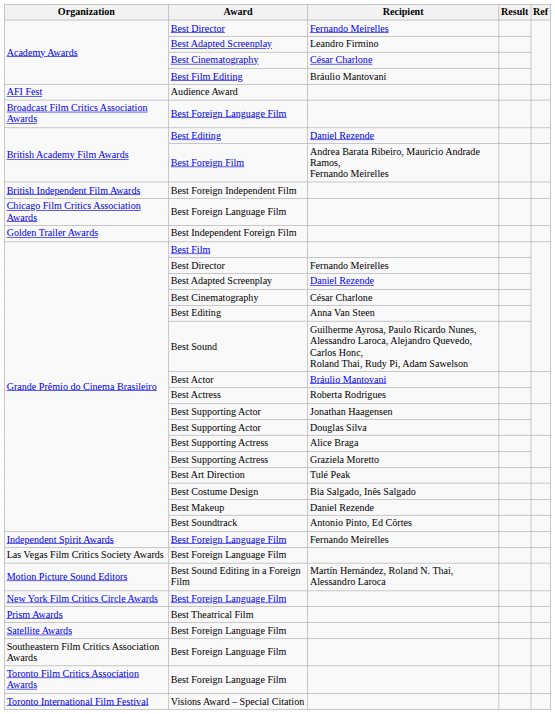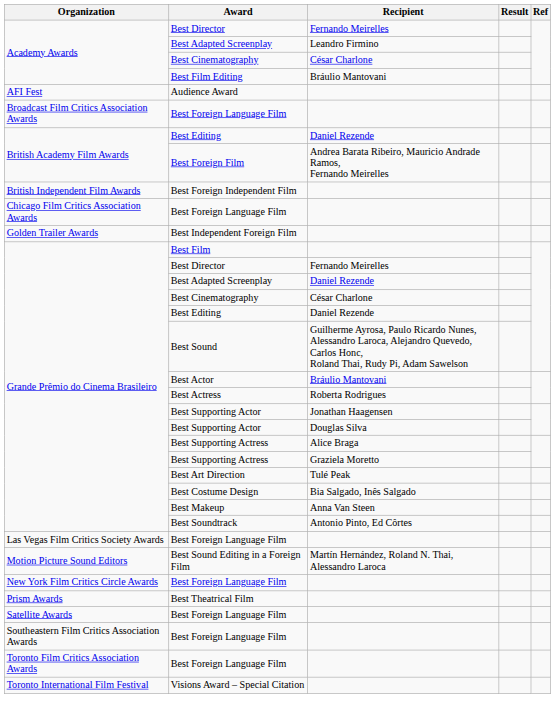(342, 313) Anna Van Steen -> (342, 313) Daniel Rezende
(342, 507) Daniel Rezende -> (342, 507) Anna Van Steen
- row: (60, 539)
